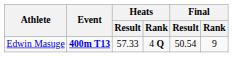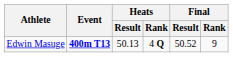(128, 44) 57.33 -> (128, 44) 50.13
(186, 44) 50.54 -> (186, 44) 50.52
